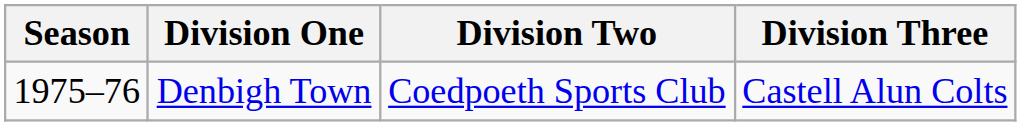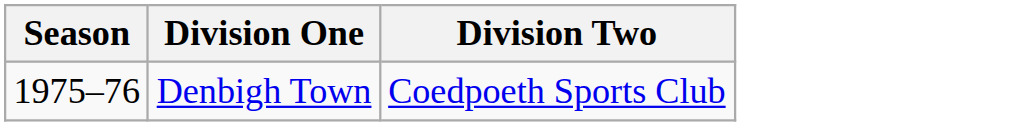- column: (875, 33)
